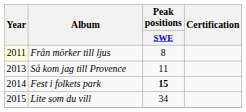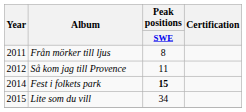(16, 53) lightyellow background -> (16, 53) no background
(16, 68) 2013 -> (16, 68) 2012
